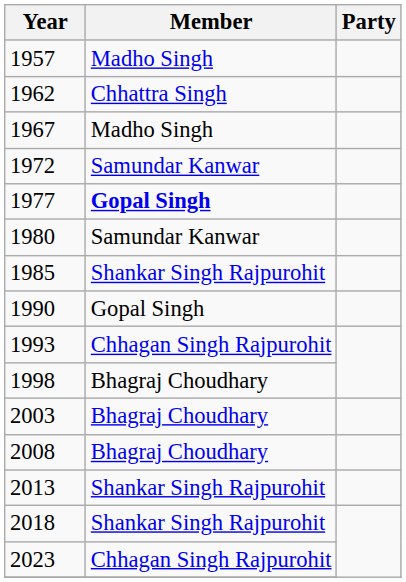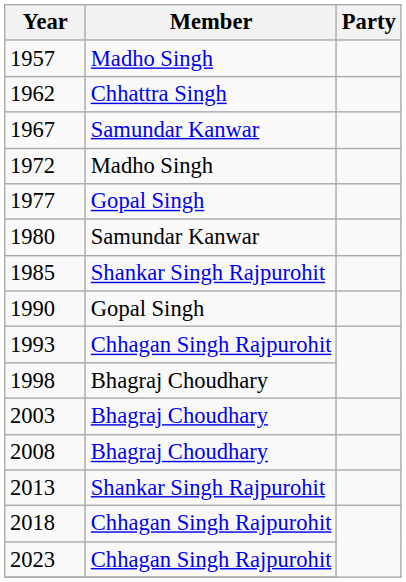(152, 129) Madho Singh -> (175, 129) Samundar Kanwar
(175, 165) Samundar Kanwar -> (152, 165) Madho Singh
(151, 201) bold -> (148, 201) normal
(208, 523) Shankar Singh Rajpurohit -> (211, 523) Chhagan Singh Rajpurohit
